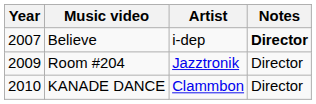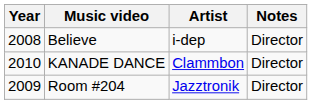(24, 39) 2007 -> (24, 39) 2008
(279, 39) bold -> (277, 39) normal
rows swapped: (86, 63) <-> (107, 87)
